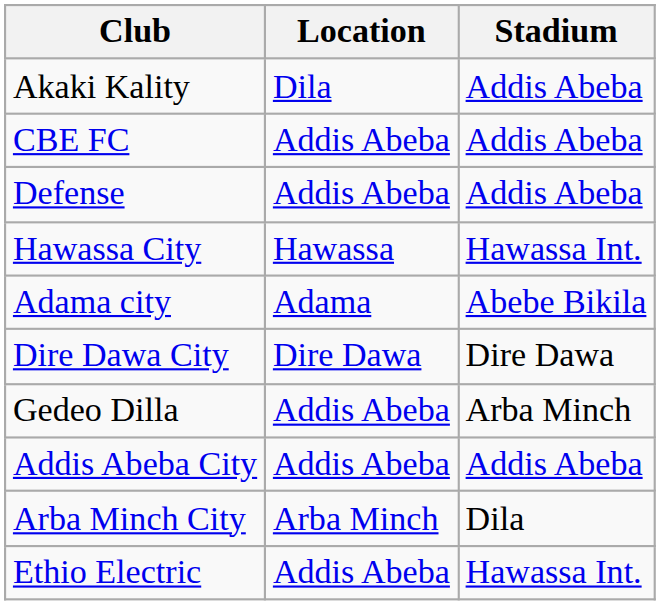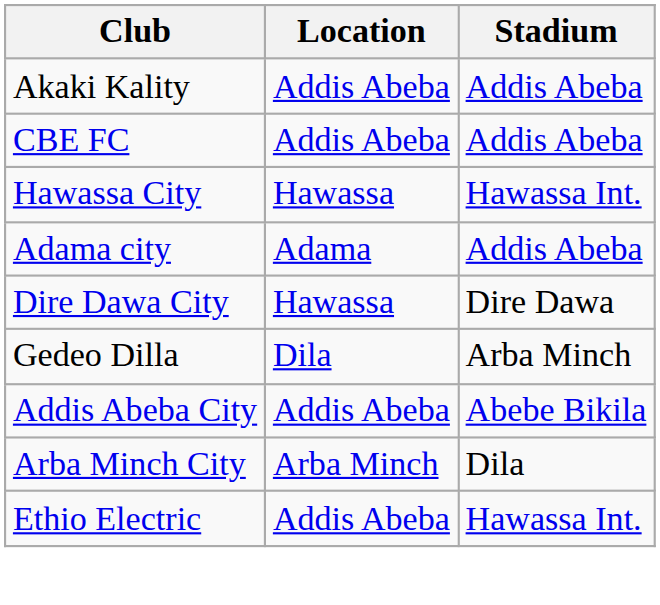(302, 85) Dila -> (361, 85) Addis Abeba
- row: (69, 193)
(556, 301) Abebe Bikila -> (554, 247) Addis Abeba
(347, 355) Dire Dawa -> (333, 301) Hawassa
(361, 409) Addis Abeba -> (302, 355) Dila
(554, 463) Addis Abeba -> (556, 409) Abebe Bikila
